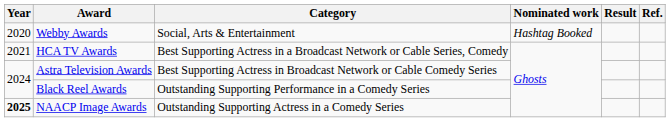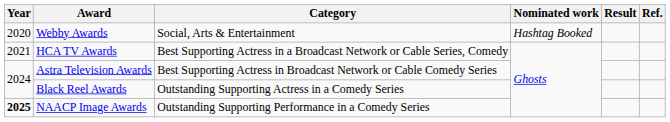(293, 88) Outstanding Supporting Performance in a Comedy Series -> (281, 88) Outstanding Supporting Actress in a Comedy Series
(281, 107) Outstanding Supporting Actress in a Comedy Series -> (293, 107) Outstanding Supporting Performance in a Comedy Series
